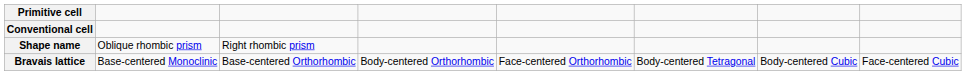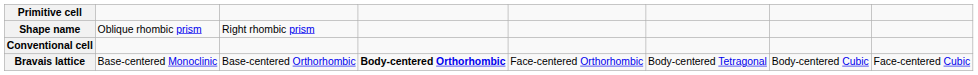rows swapped: (50, 45) <-> (50, 29)
(427, 62) normal -> (433, 62) bold
